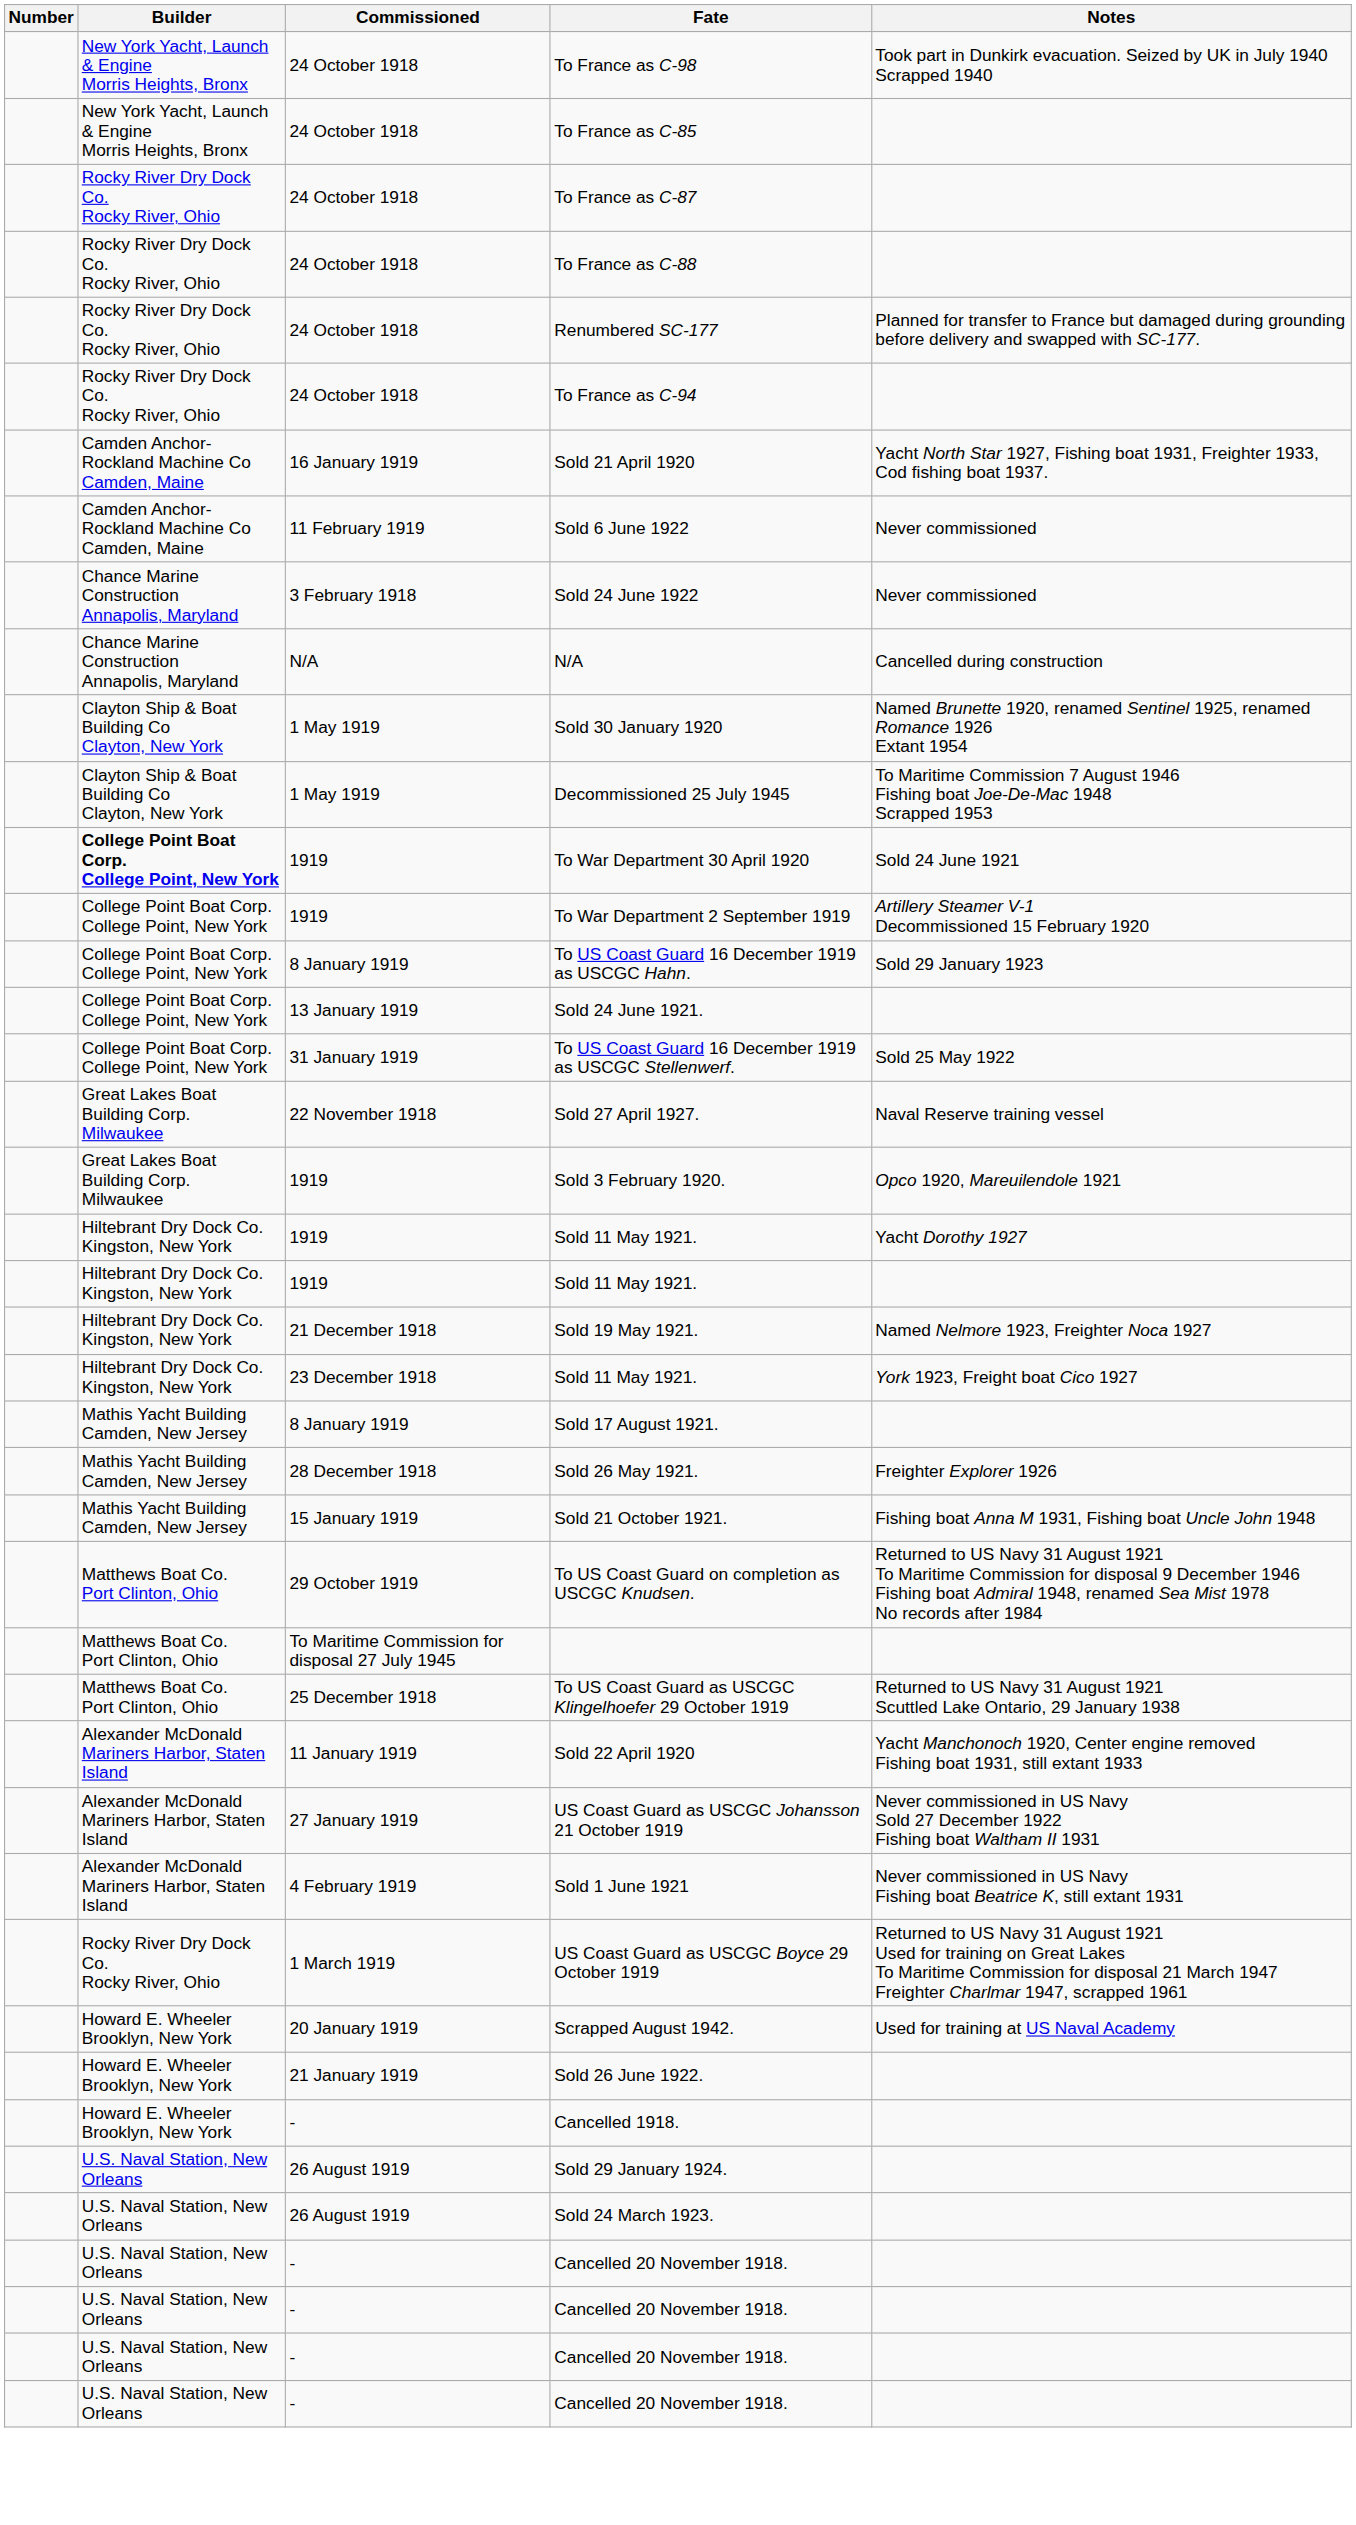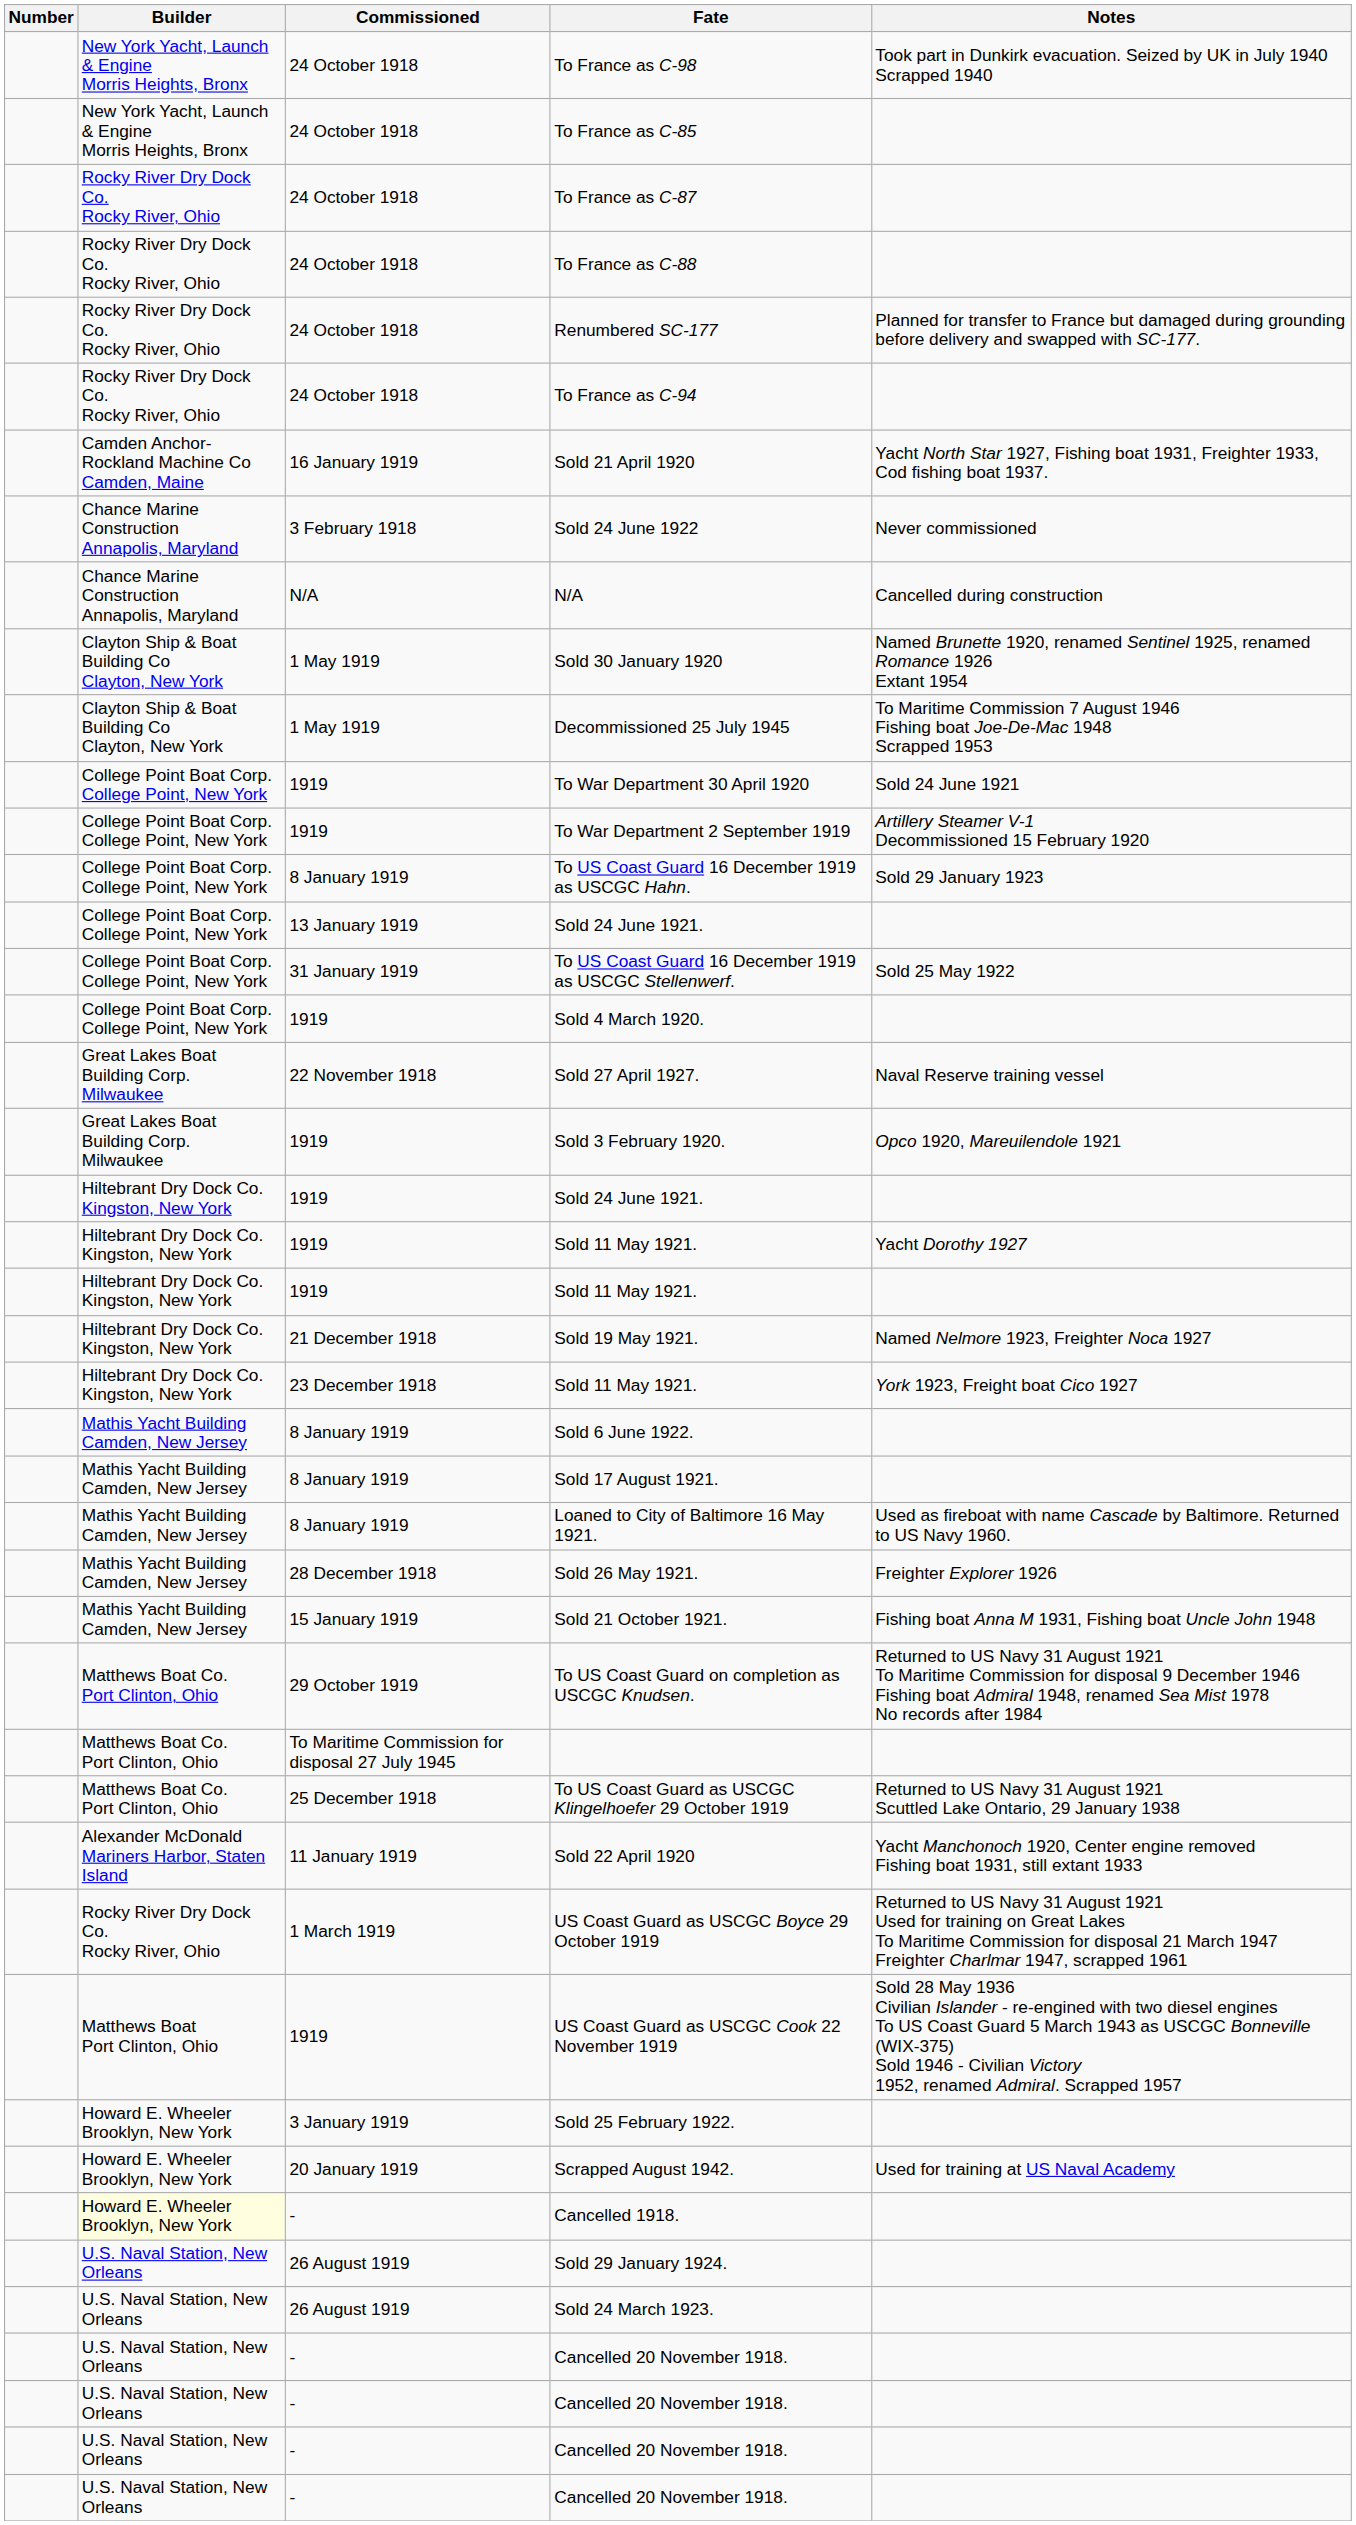- row: (357, 529)
(180, 860) bold -> (177, 784) normal
+ row: (309, 1018)
+ row: (309, 1198)
+ row: (349, 1432)
+ row: (349, 1526)
- row: (354, 1820)
- row: (353, 1886)
+ row: (309, 2036)
+ row: (349, 2122)
- row: (354, 2075)
(157, 2122) no background -> (157, 2216) lightyellow background
